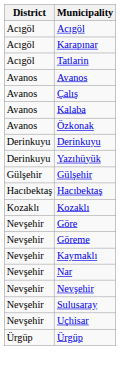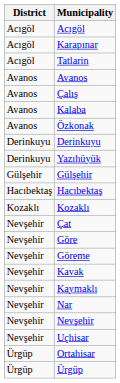+ row: (64, 223)
+ row: (70, 272)
- row: (77, 304)
+ row: (76, 353)
